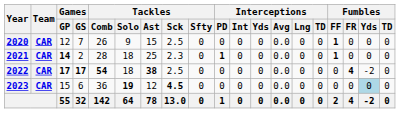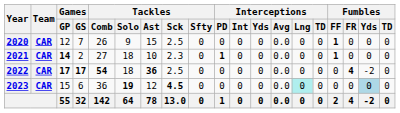(102, 56) 28 -> (102, 56) 27
(151, 56) 25 -> (151, 56) 10
(151, 71) 38 -> (151, 71) 36
(302, 86) no background -> (302, 86) paleturquoise background
